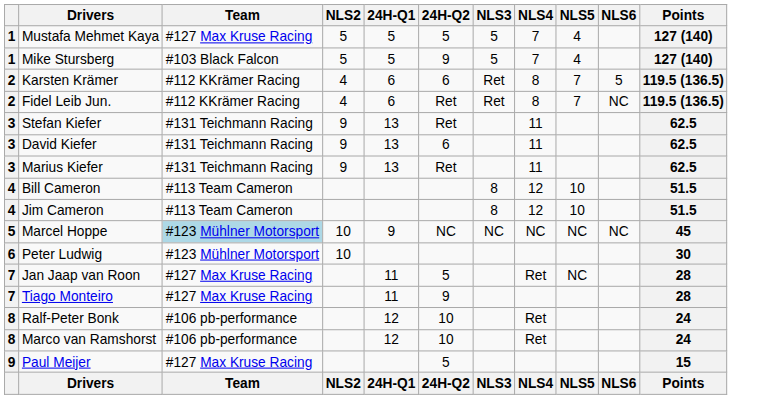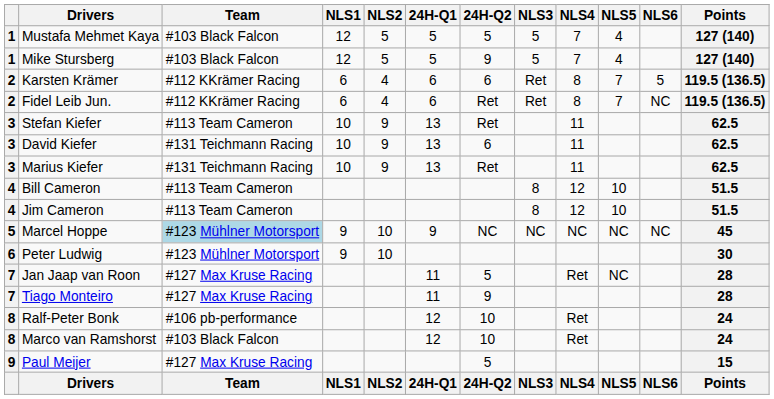+ column: (343, 15)
(239, 37) #127 Max Kruse Racing -> (222, 37) #103 Black Falcon
(239, 123) #131 Teichmann Racing -> (229, 123) #113 Team Cameron
(231, 340) #106 pb-performance -> (222, 340) #103 Black Falcon
